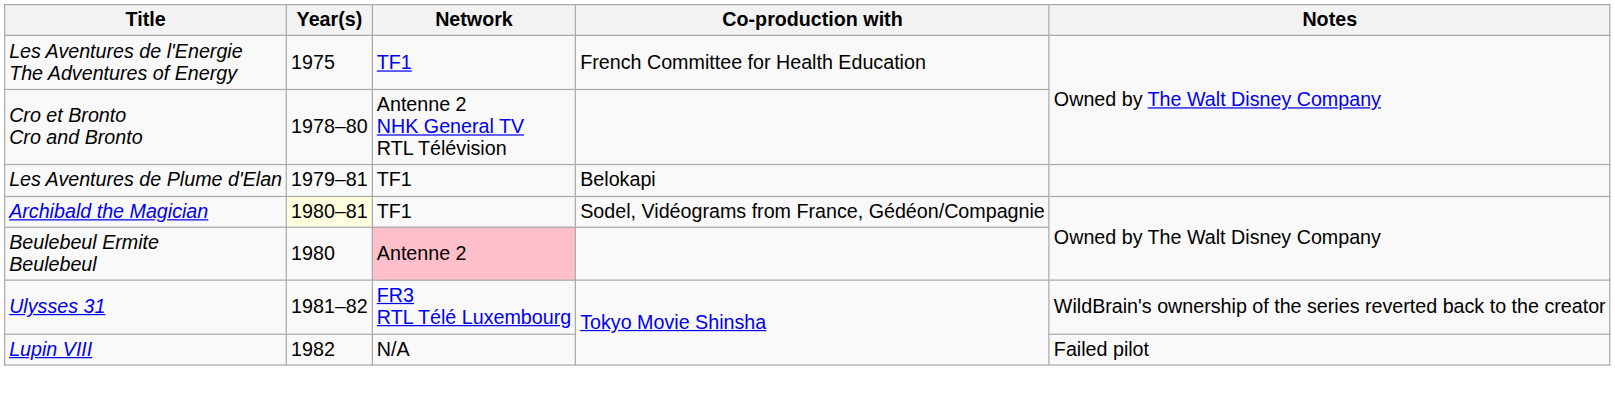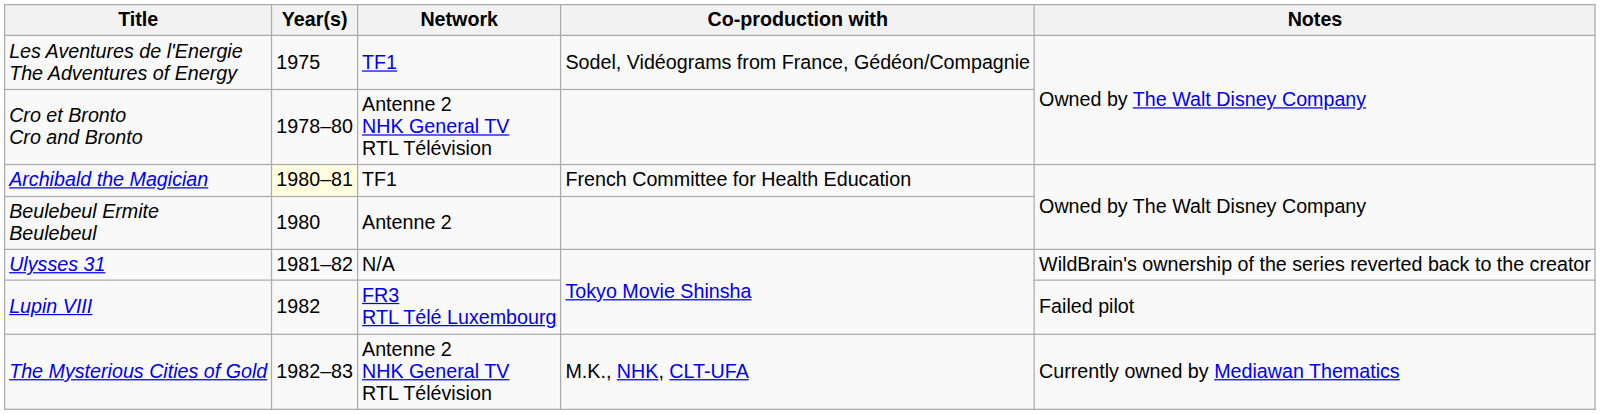(753, 62) French Committee for Health Education -> (798, 62) Sodel, Vidéograms from France, Gédéon/Compagnie
- row: (146, 180)
(813, 211) Sodel, Vidéograms from France, Gédéon/Compagnie -> (738, 180) French Committee for Health Education
(422, 253) pink background -> (407, 222) no background
(474, 307) FR3 RTL Télé Luxembourg -> (378, 264) N/A
(393, 349) N/A -> (459, 307) FR3 RTL Télé Luxembourg
+ row: (138, 371)
